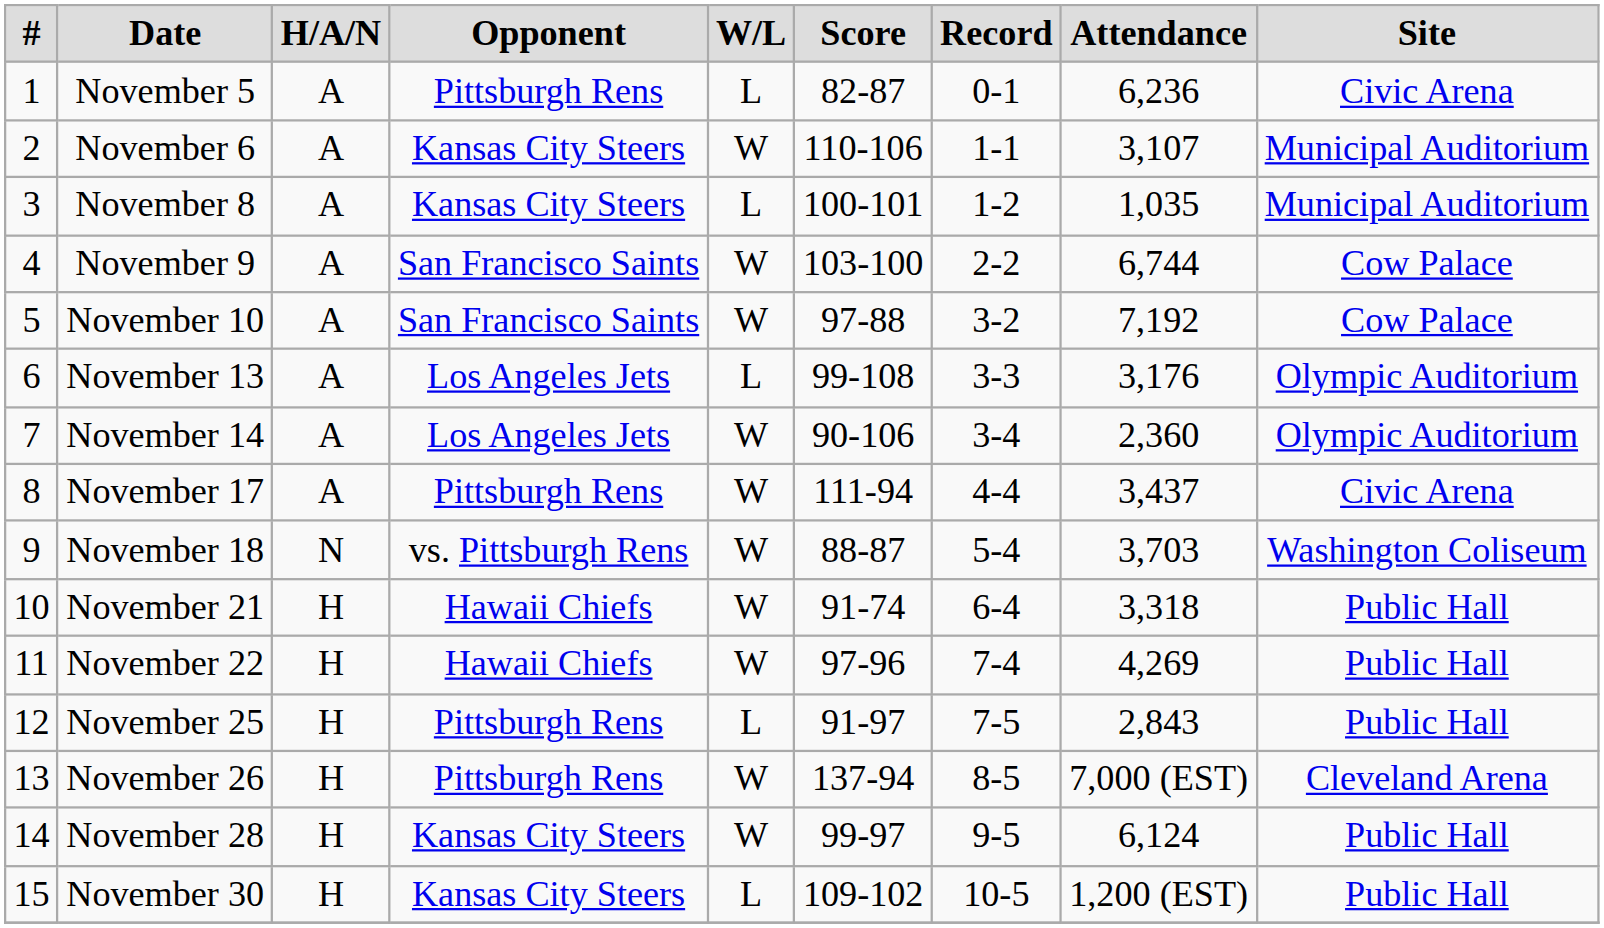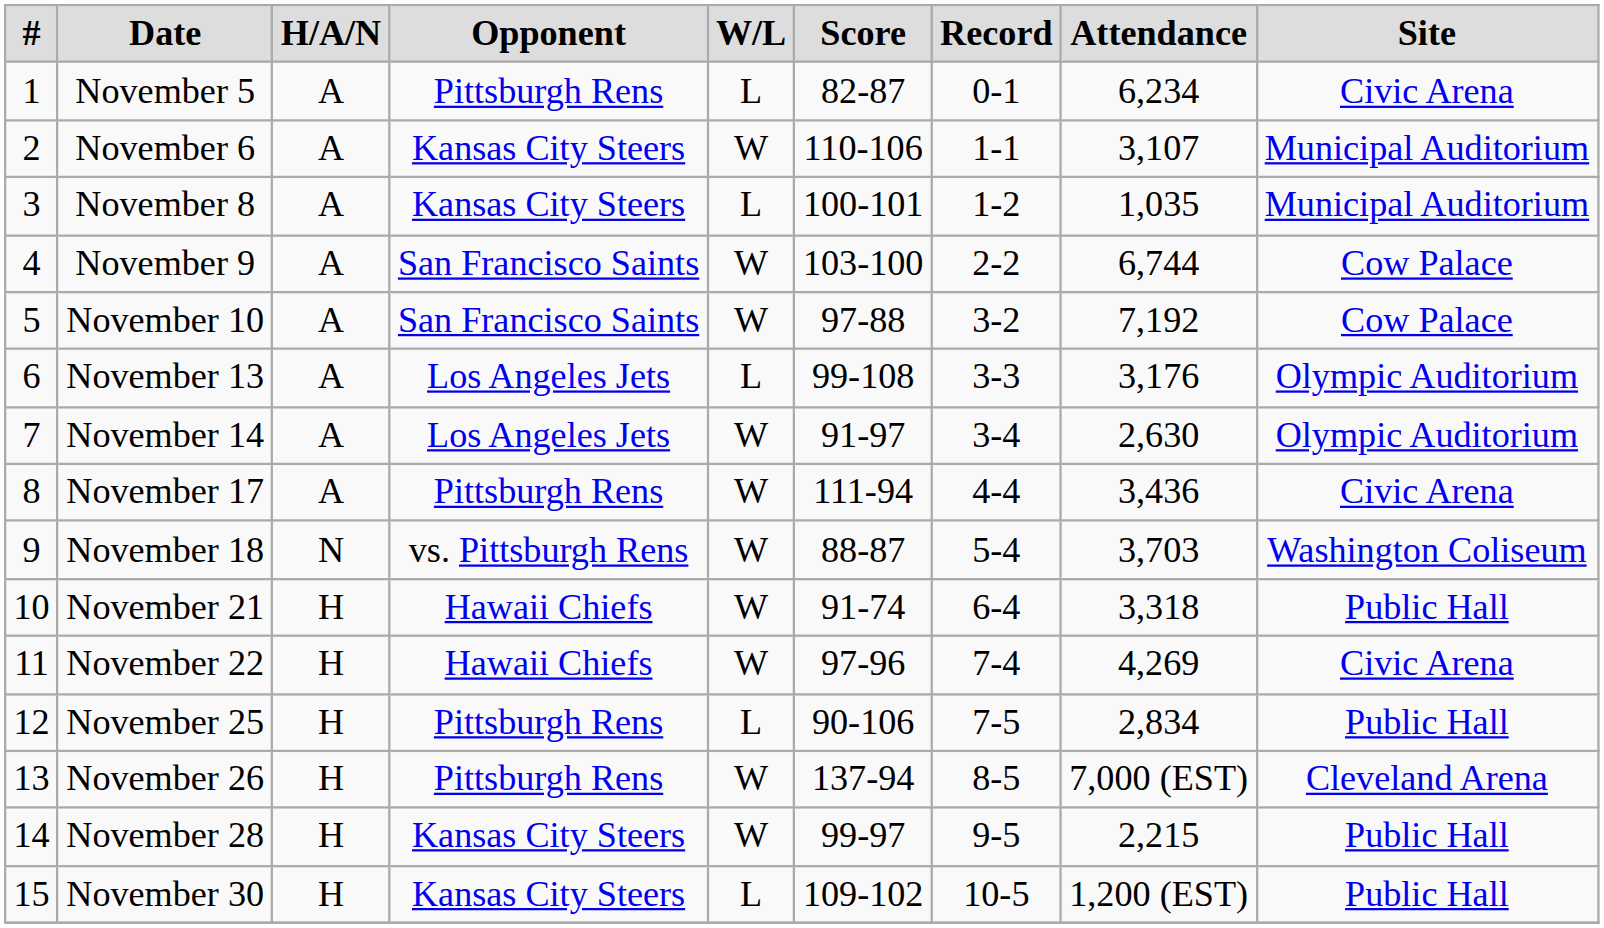(1159, 90) 6,236 -> (1159, 90) 6,234
(863, 434) 90-106 -> (863, 434) 91-97
(1159, 434) 2,360 -> (1159, 434) 2,630
(1159, 491) 3,437 -> (1159, 491) 3,436
(1427, 663) Public Hall -> (1427, 663) Civic Arena
(863, 721) 91-97 -> (863, 721) 90-106
(1159, 721) 2,843 -> (1159, 721) 2,834
(1159, 836) 6,124 -> (1159, 836) 2,215
